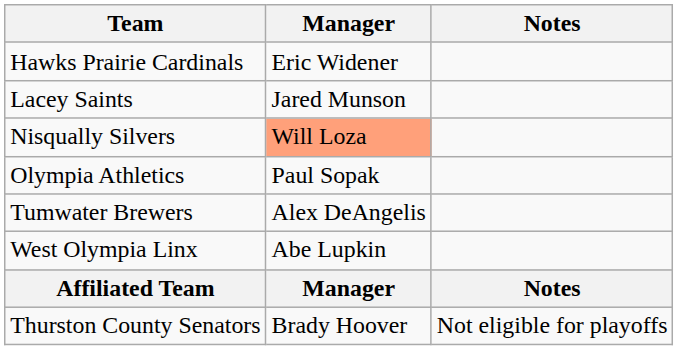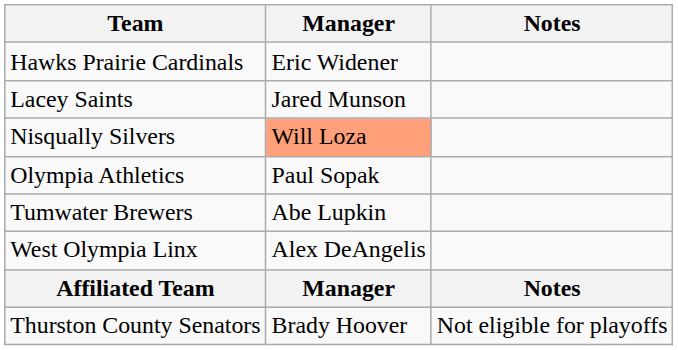(349, 212) Alex DeAngelis -> (329, 212) Abe Lupkin
(329, 250) Abe Lupkin -> (349, 250) Alex DeAngelis
